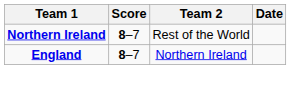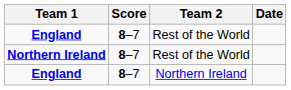+ row: (56, 34)
